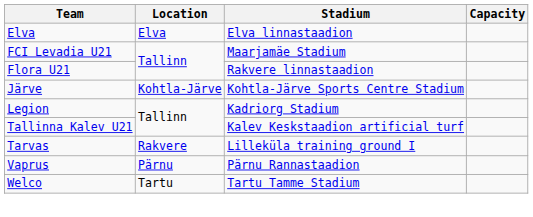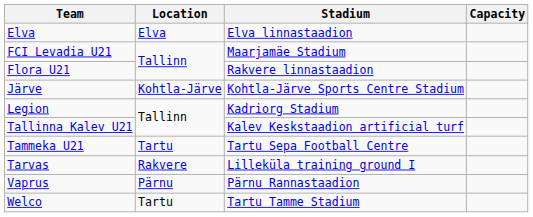+ row: (46, 146)
